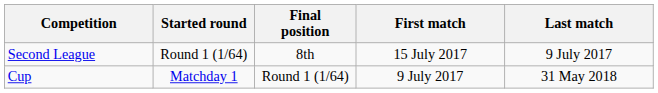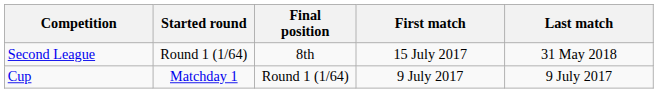(579, 54) 9 July 2017 -> (579, 54) 31 May 2018
(579, 76) 31 May 2018 -> (579, 76) 9 July 2017
